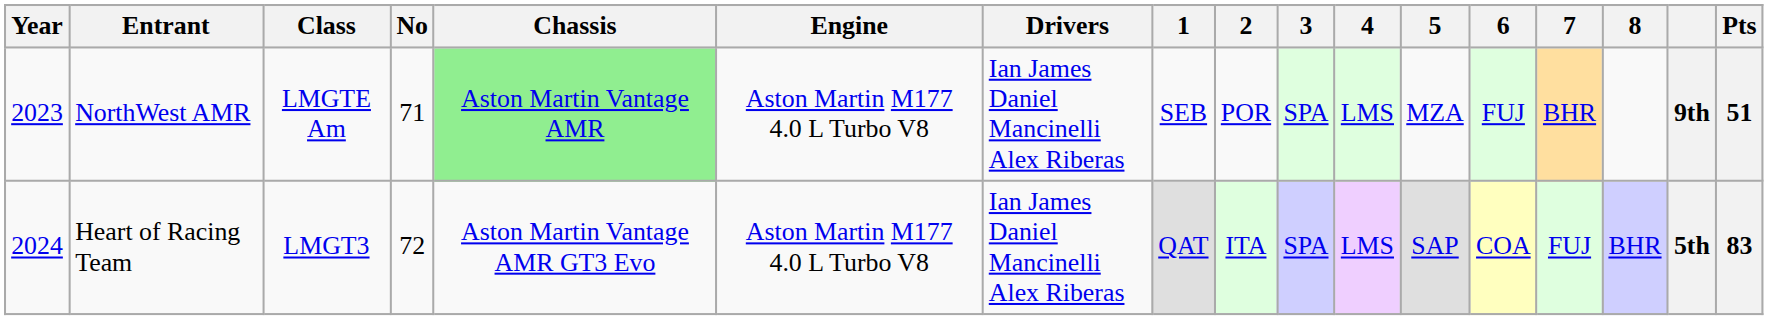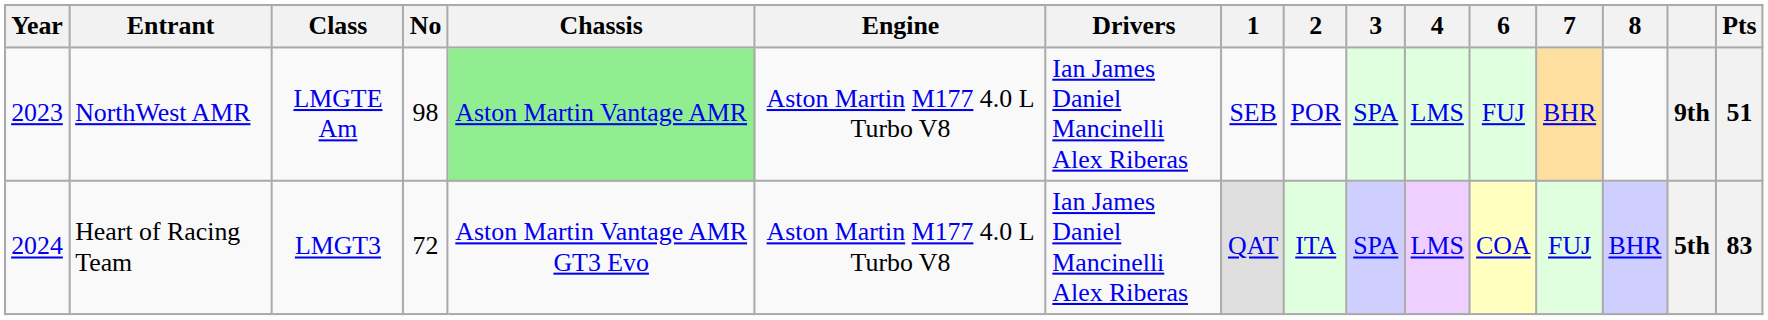- column: (1435, 25)
(412, 113) 71 -> (426, 113) 98
